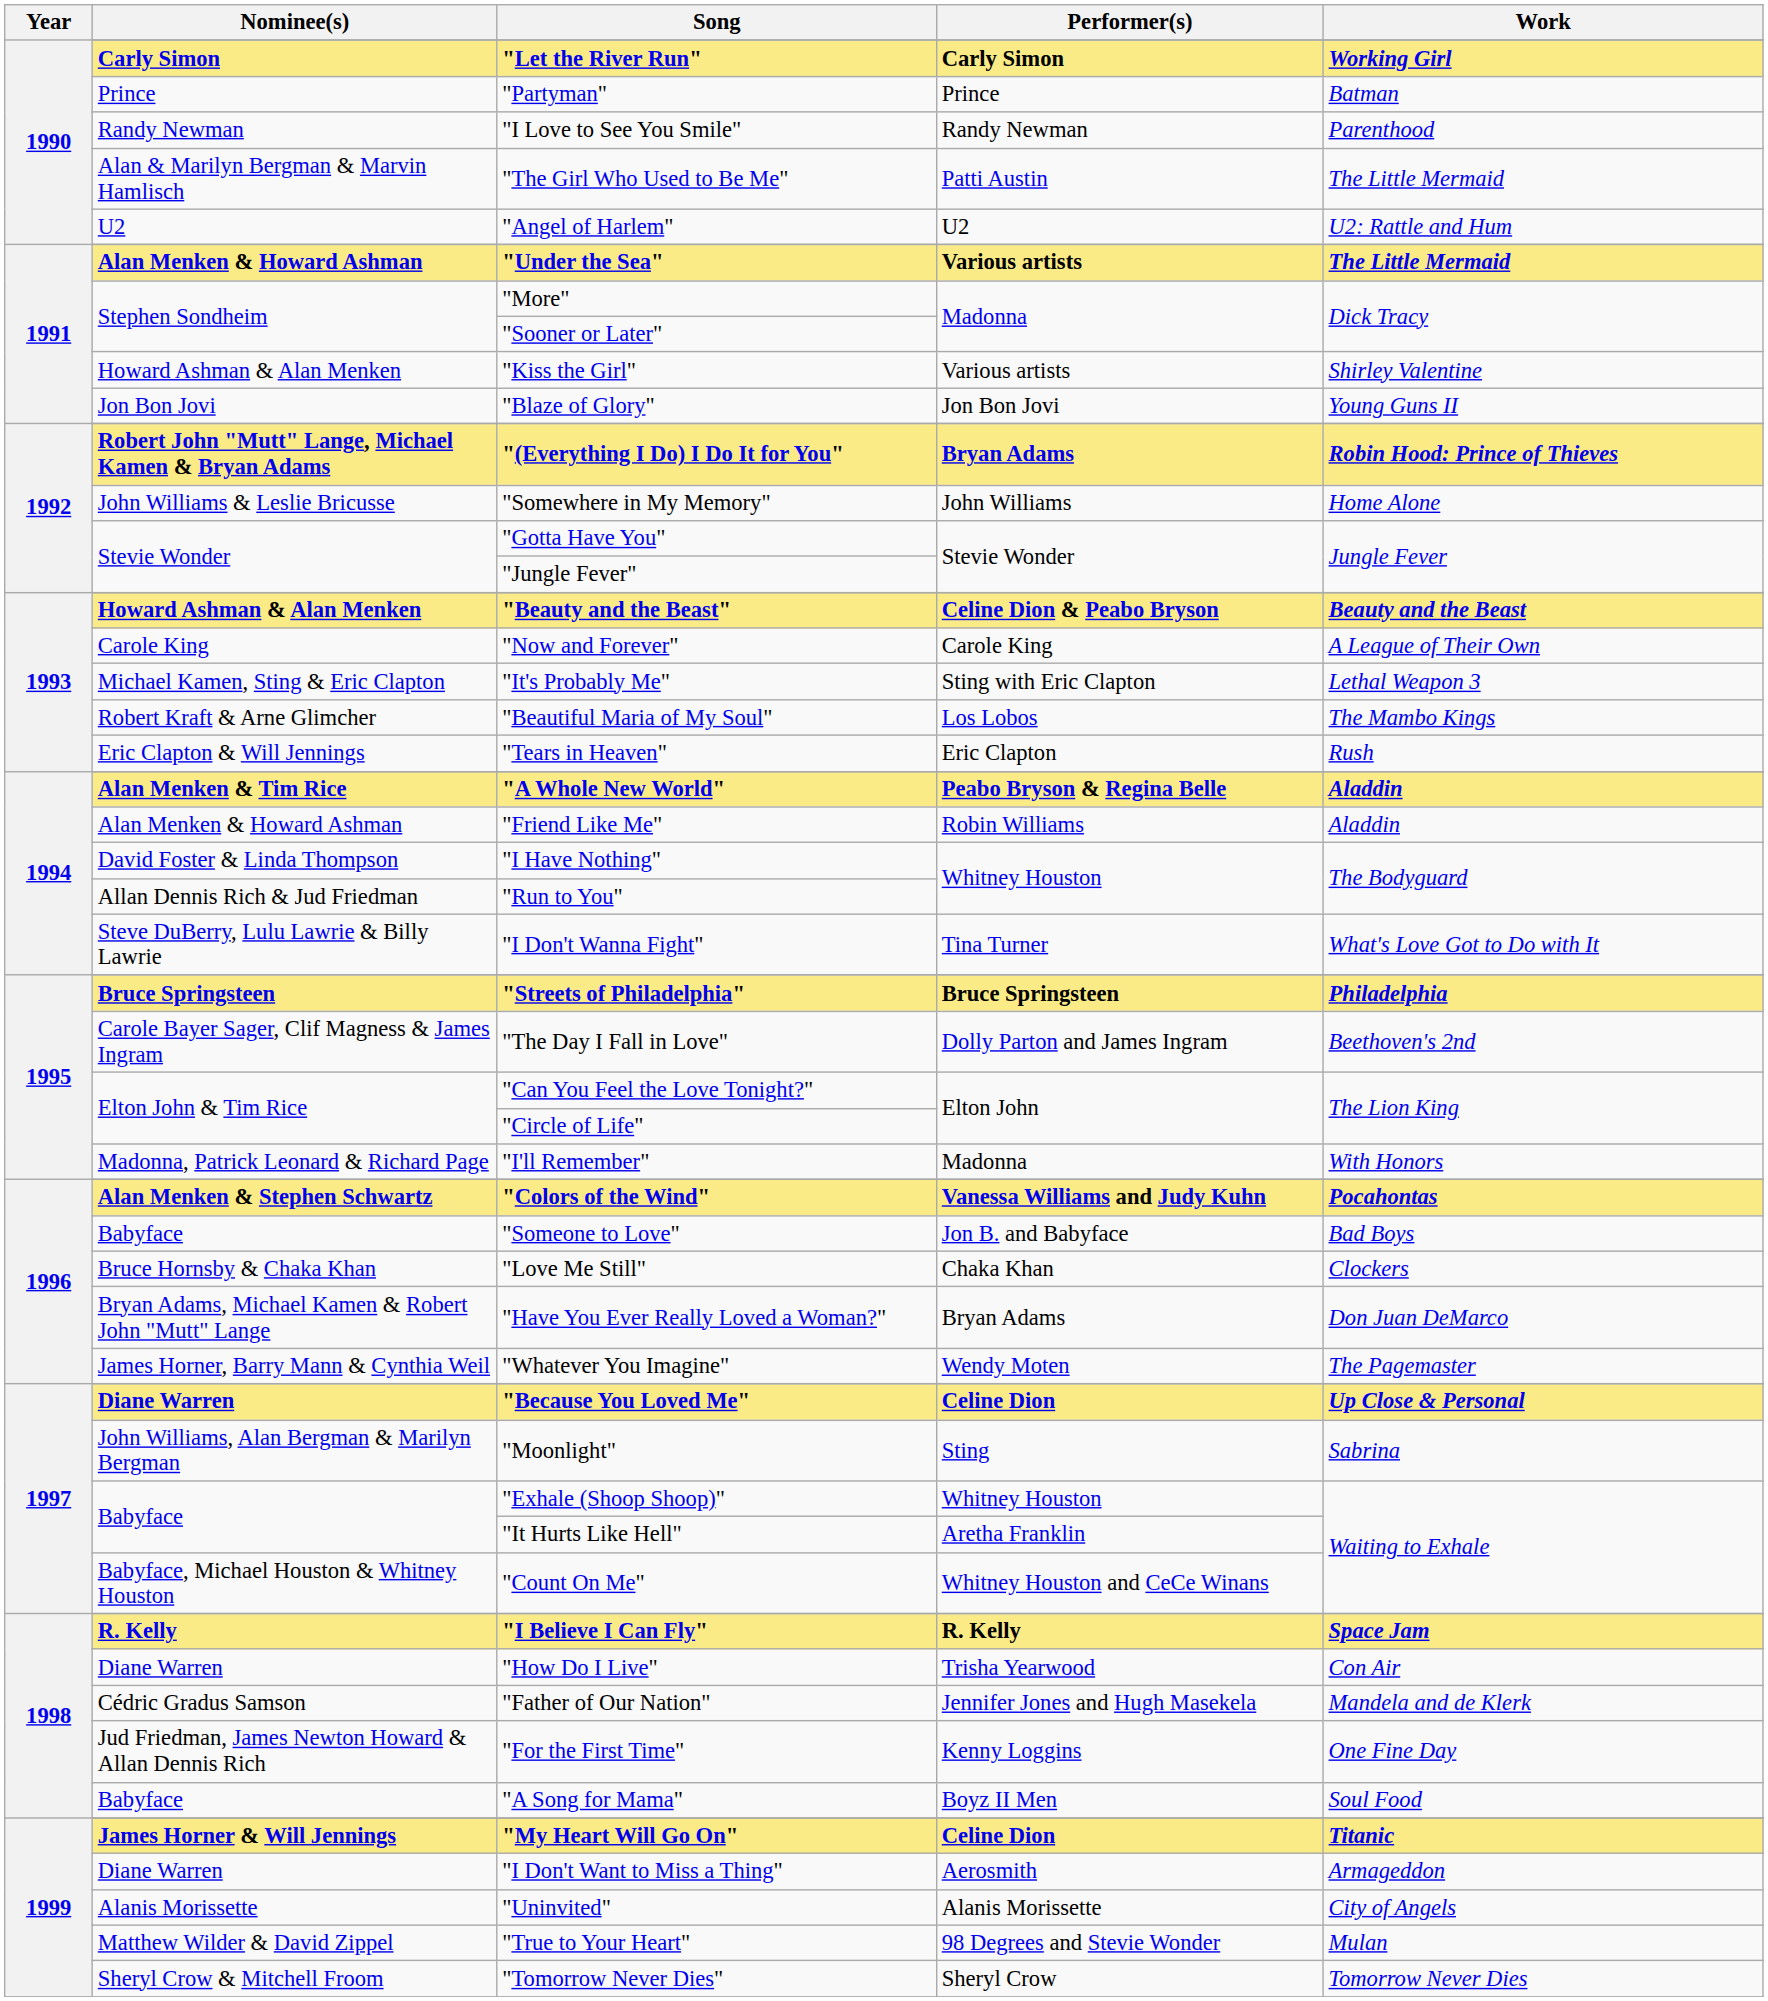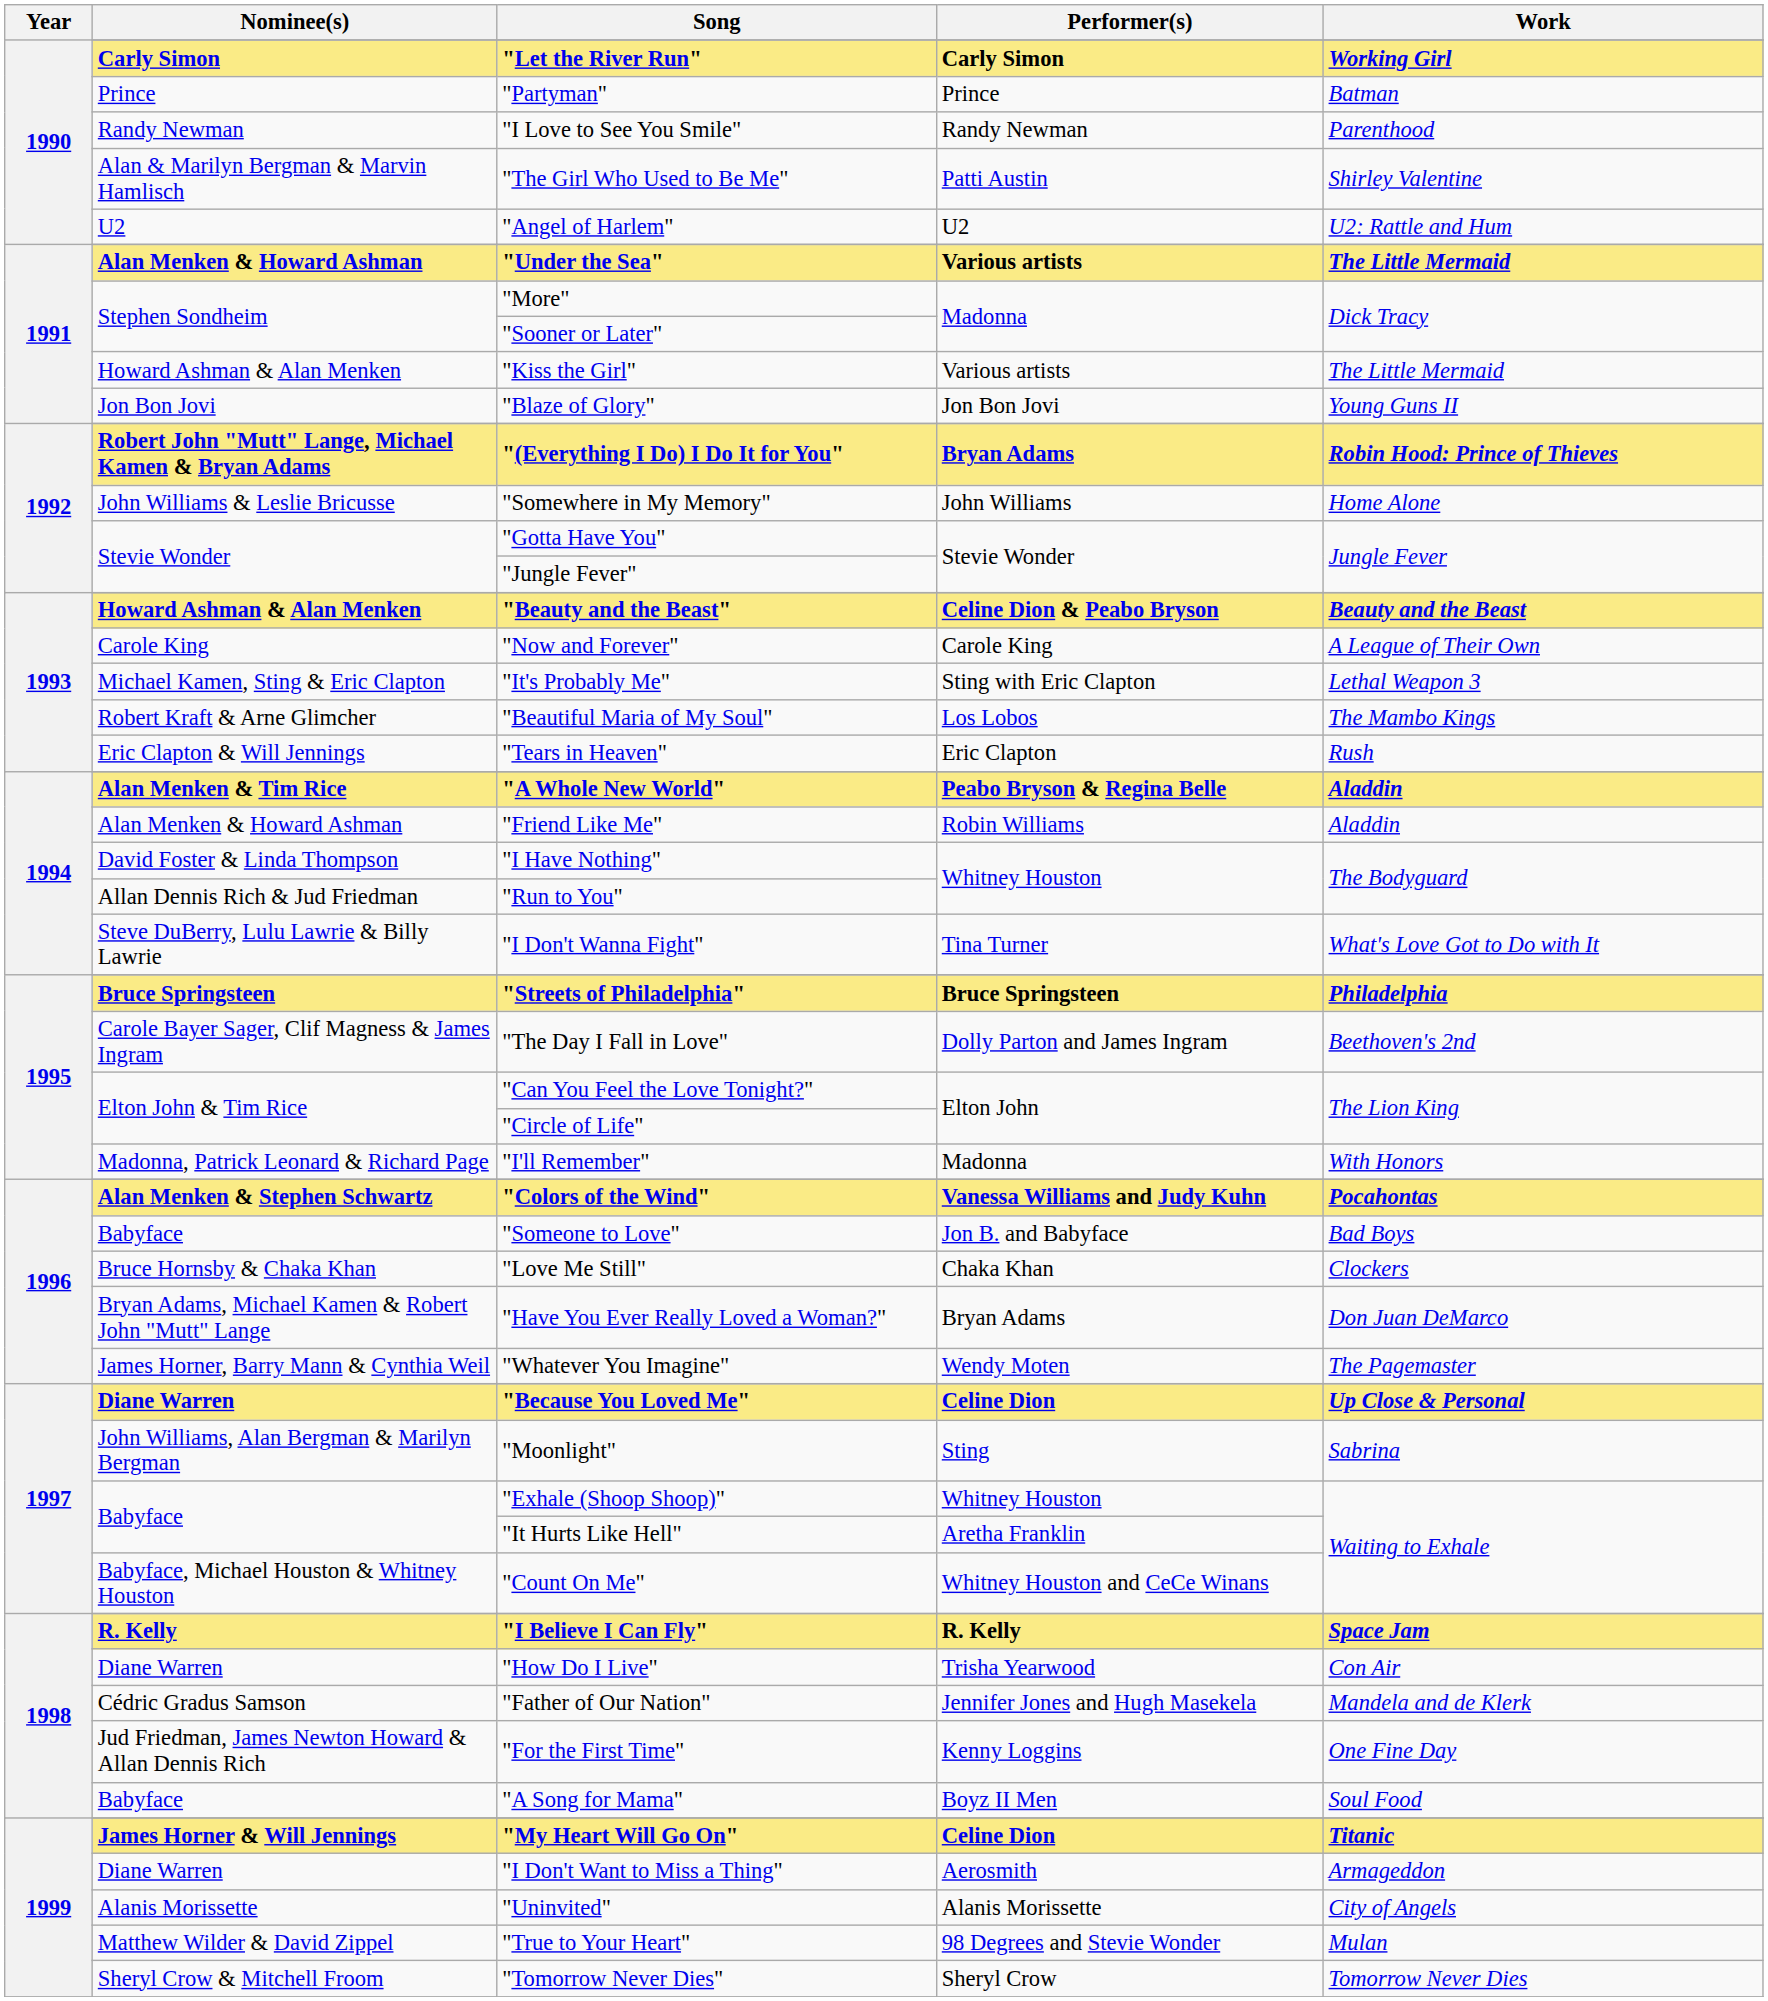(1416, 178) The Little Mermaid -> (1405, 178) Shirley Valentine
(1405, 369) Shirley Valentine -> (1416, 369) The Little Mermaid
